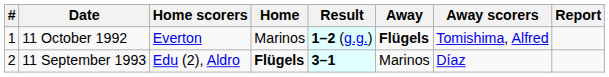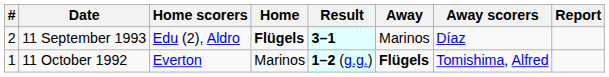rows swapped: (75, 38) <-> (84, 60)
